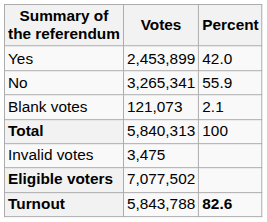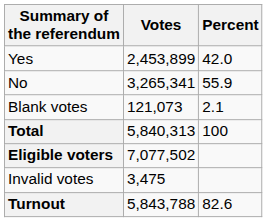rows swapped: (51, 155) <-> (61, 180)
(217, 204) bold -> (217, 204) normal
